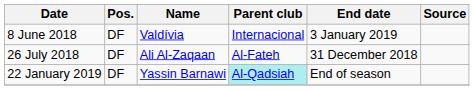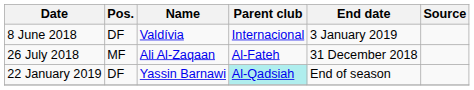(116, 54) DF -> (116, 54) MF
